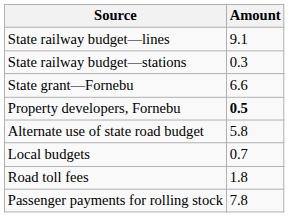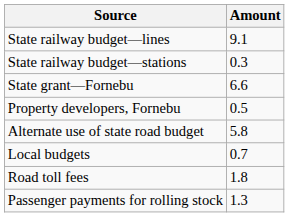(239, 108) bold -> (239, 108) normal
(239, 200) 7.8 -> (239, 200) 1.3
